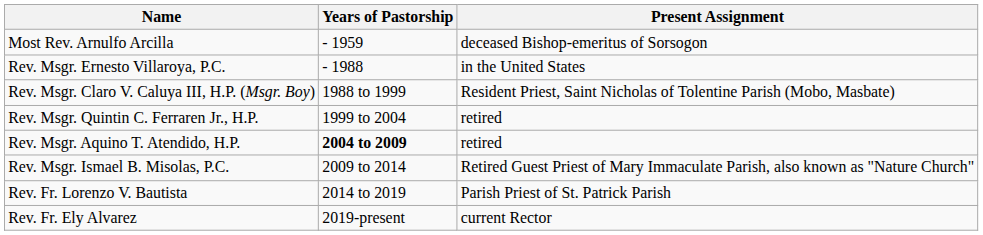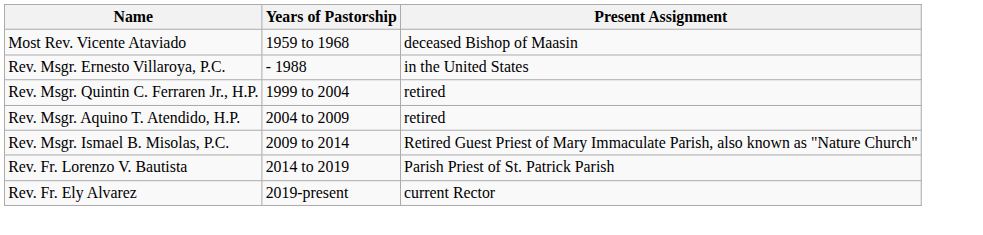- row: (91, 42)
+ row: (97, 42)
- row: (162, 92)
(365, 142) bold -> (307, 117) normal
